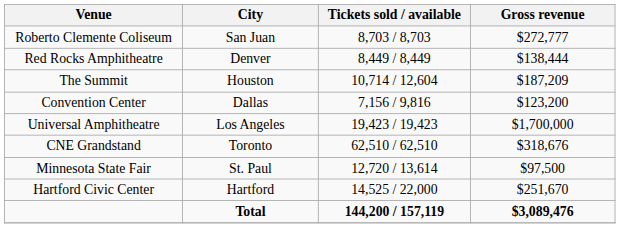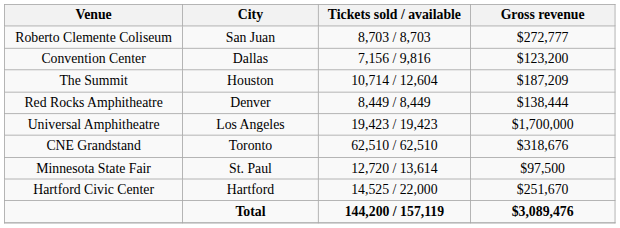rows swapped: (94, 59) <-> (94, 102)
